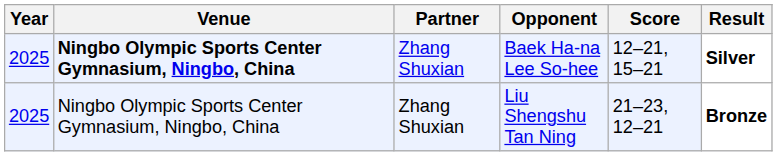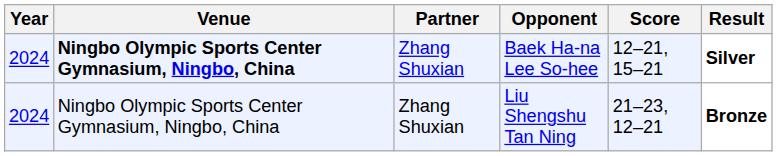(29, 58) 2025 -> (29, 58) 2024
(29, 117) 2025 -> (29, 117) 2024
